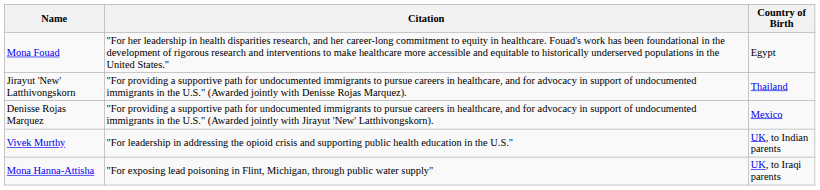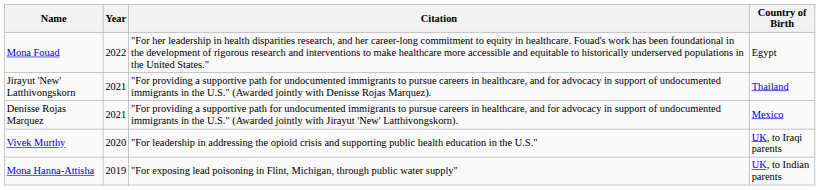+ column: (116, 18)
(779, 143) UK, to Indian parents -> (777, 143) UK, to Iraqi parents
(776, 171) UK, to Iraqi parents -> (780, 171) UK, to Indian parents
